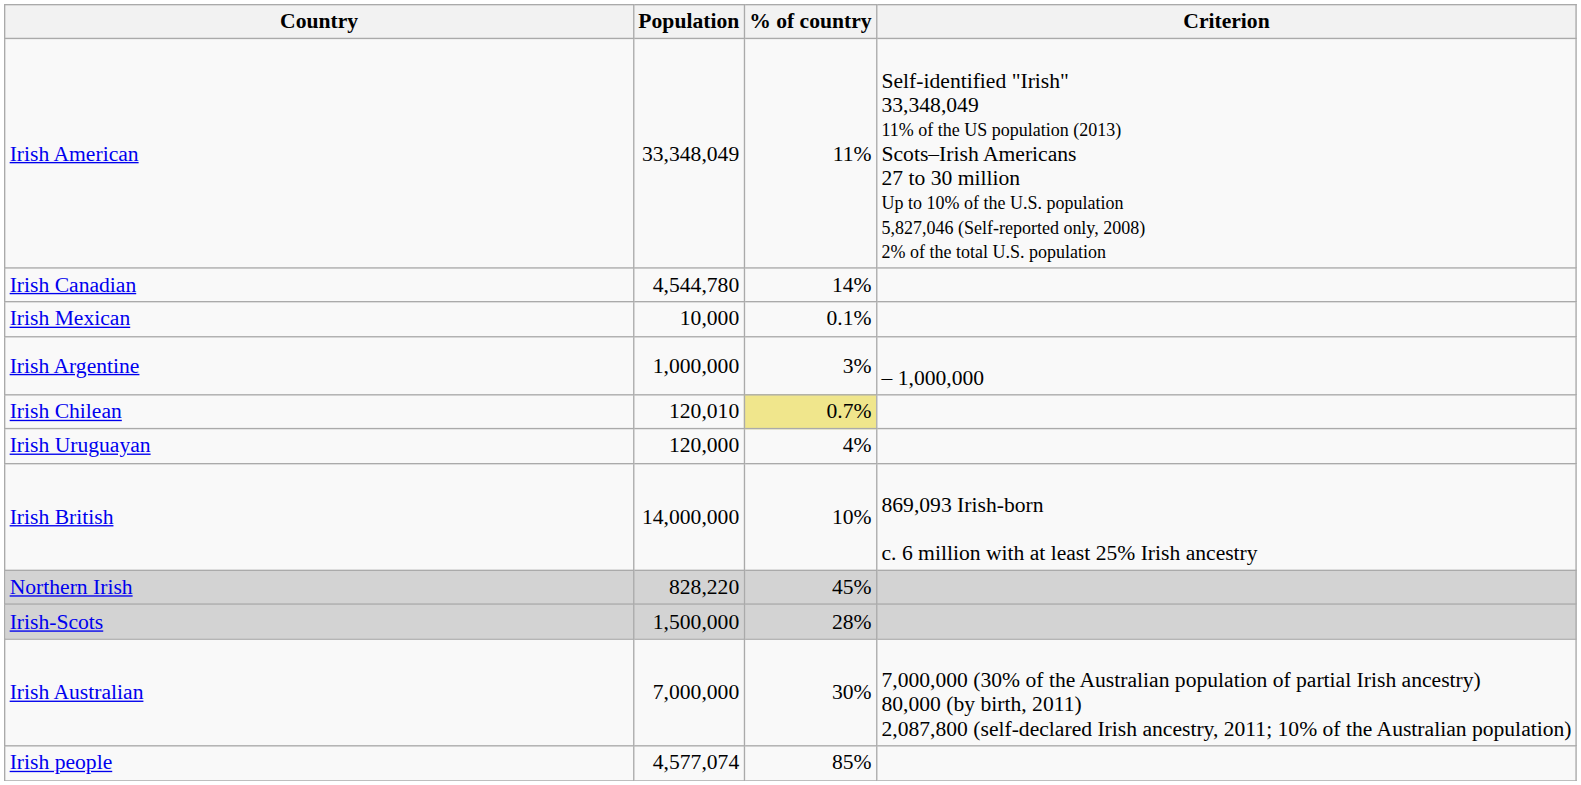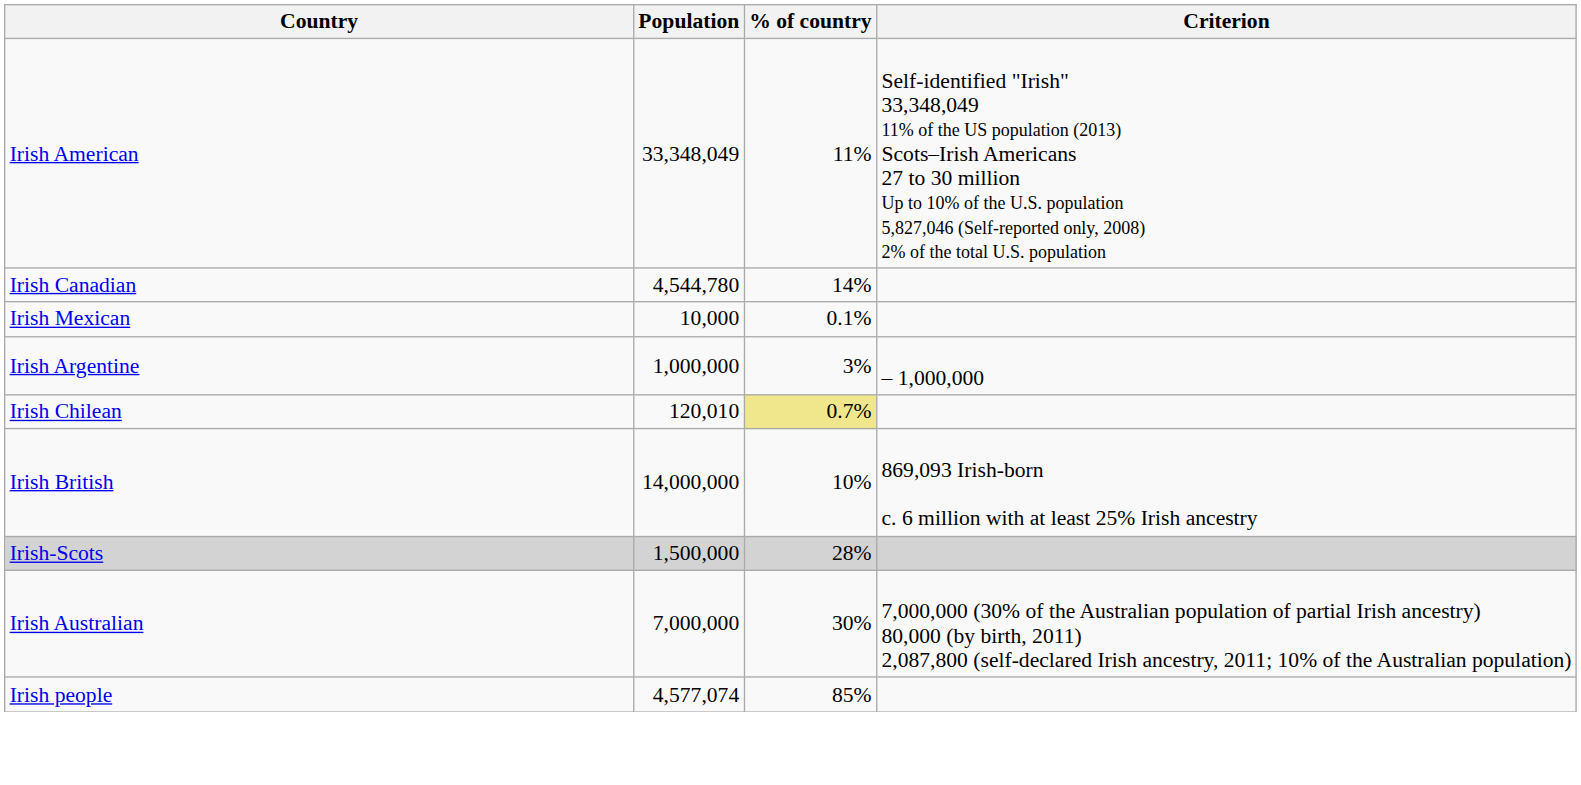- row: (80, 445)
- row: (71, 587)
